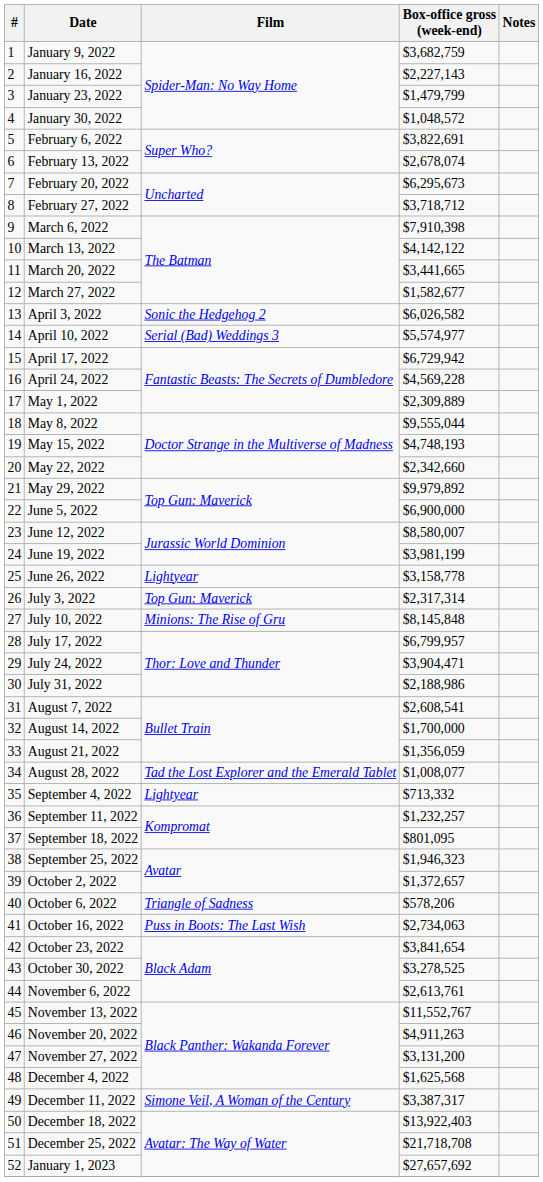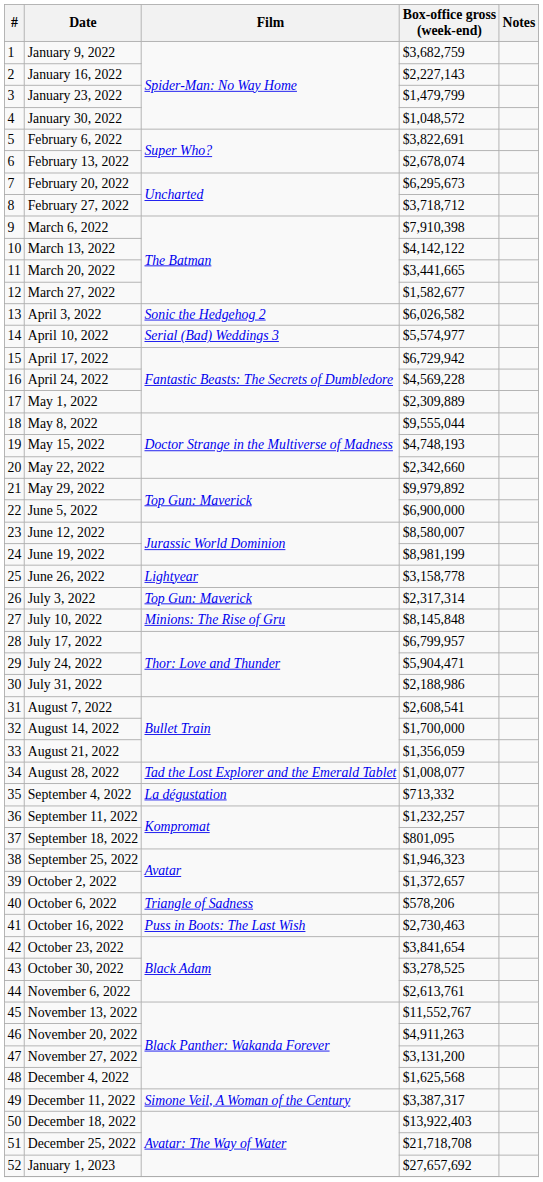(434, 554) $3,981,199 -> (434, 554) $8,981,199
(434, 663) $3,904,471 -> (434, 663) $5,904,471
(171, 794) Lightyear -> (186, 794) La dégustation
(434, 925) $2,734,063 -> (434, 925) $2,730,463
